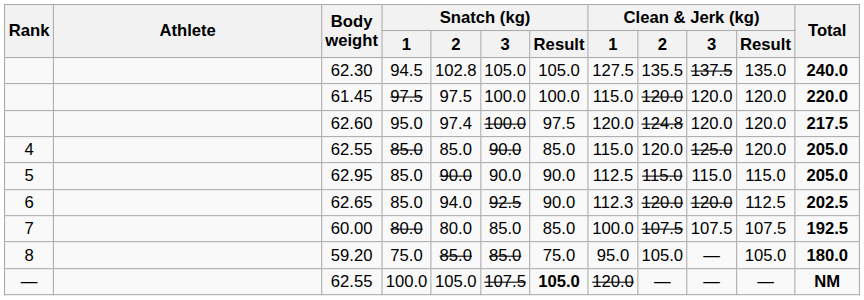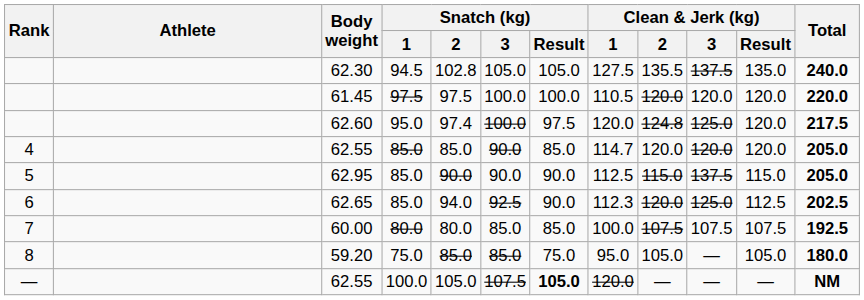(613, 96) 115.0 -> (613, 96) 110.5
(712, 123) 120.0 -> (712, 123) 125.0
(613, 149) 115.0 -> (613, 149) 114.7
(712, 149) 125.0 -> (712, 149) 120.0
(712, 176) 115.0 -> (712, 176) 137.5
(712, 202) 120.0 -> (712, 202) 125.0
